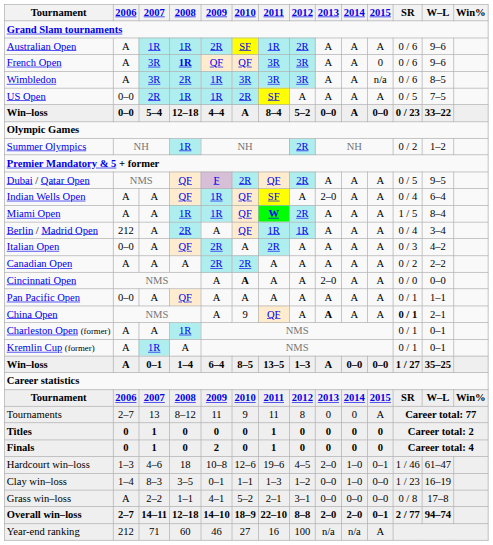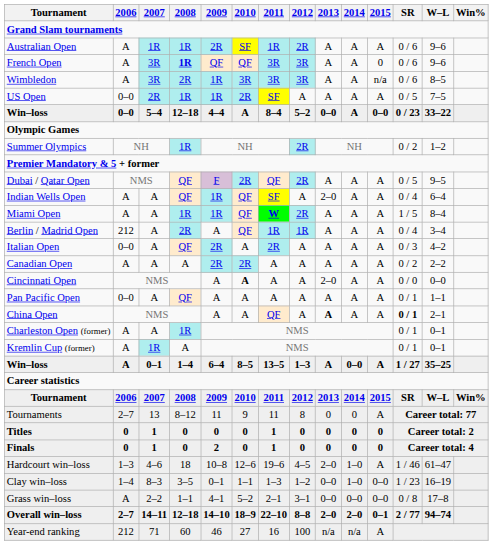(245, 314) 9 -> (245, 314) A
(380, 364) 0–0 -> (380, 364) A
(380, 465) 0–1 -> (380, 465) A
